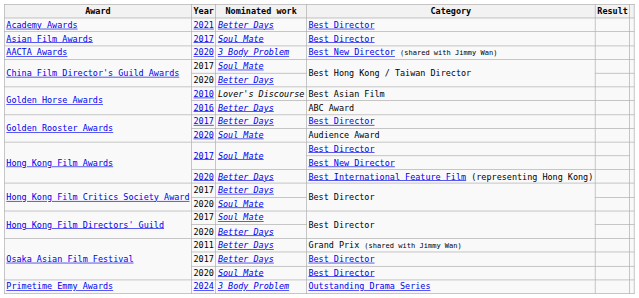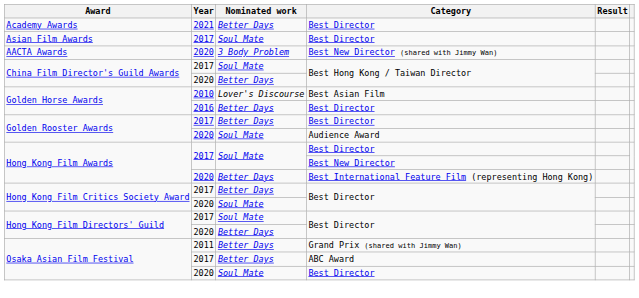(331, 108) ABC Award -> (341, 108) Best Director
(341, 259) Best Director -> (331, 259) ABC Award
- row: (60, 287)
